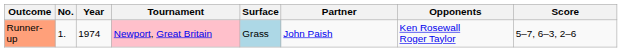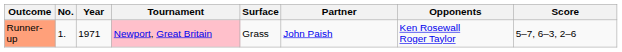(89, 33) 1974 -> (89, 33) 1971
(256, 33) lightblue background -> (256, 33) no background
